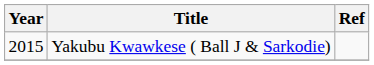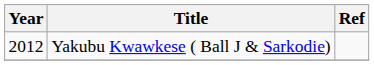(26, 45) 2015 -> (26, 45) 2012
